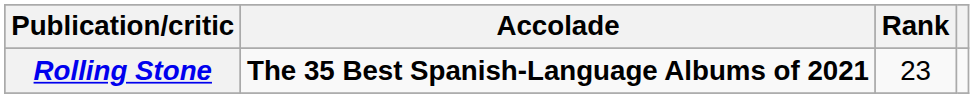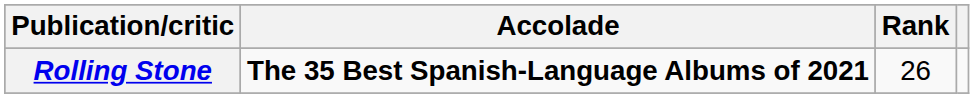(916, 70) 23 -> (916, 70) 26
